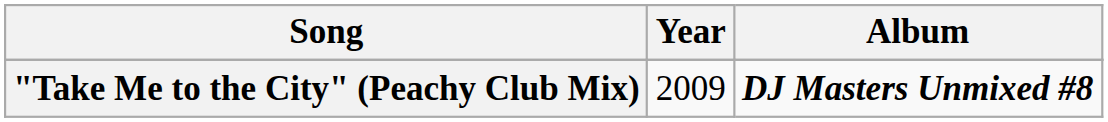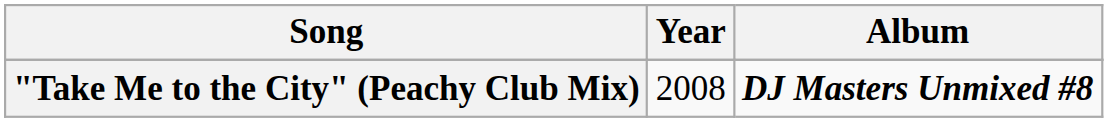(691, 87) 2009 -> (691, 87) 2008
